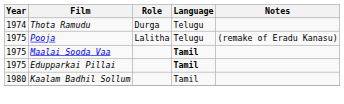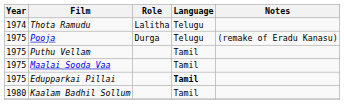(147, 25) Durga -> (152, 25) Lalitha
(152, 38) Lalitha -> (147, 38) Durga
+ row: (60, 52)
(186, 52) bold -> (186, 65) normal
